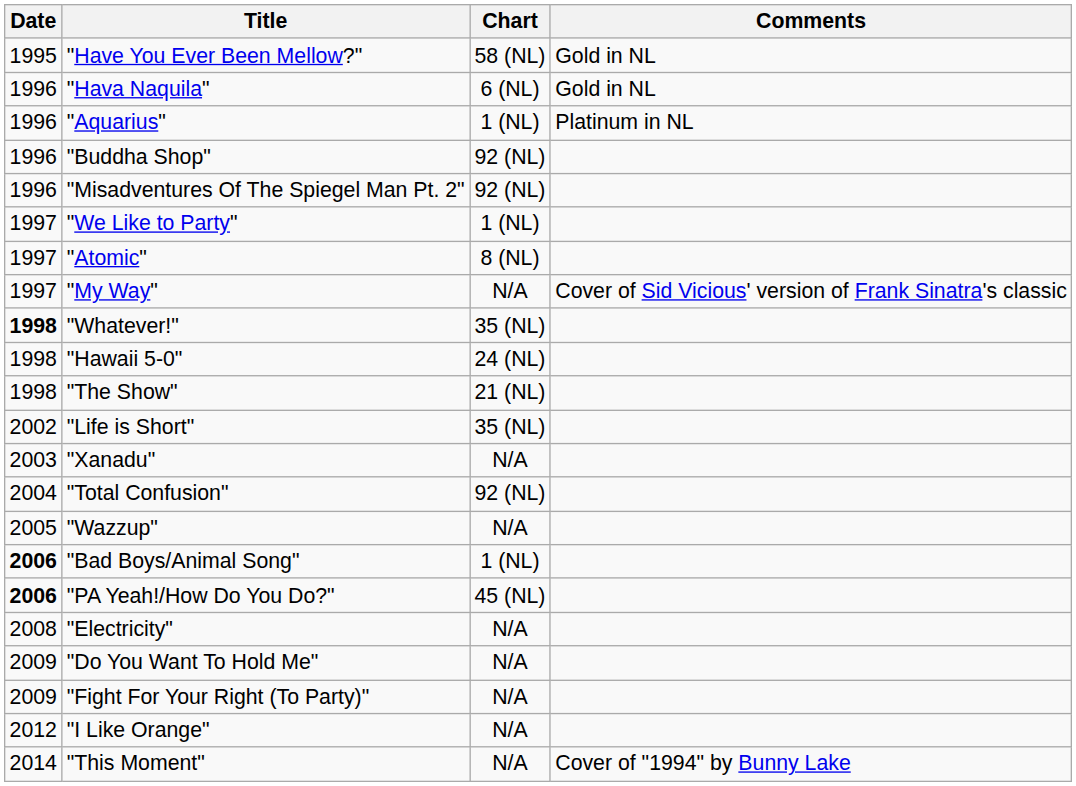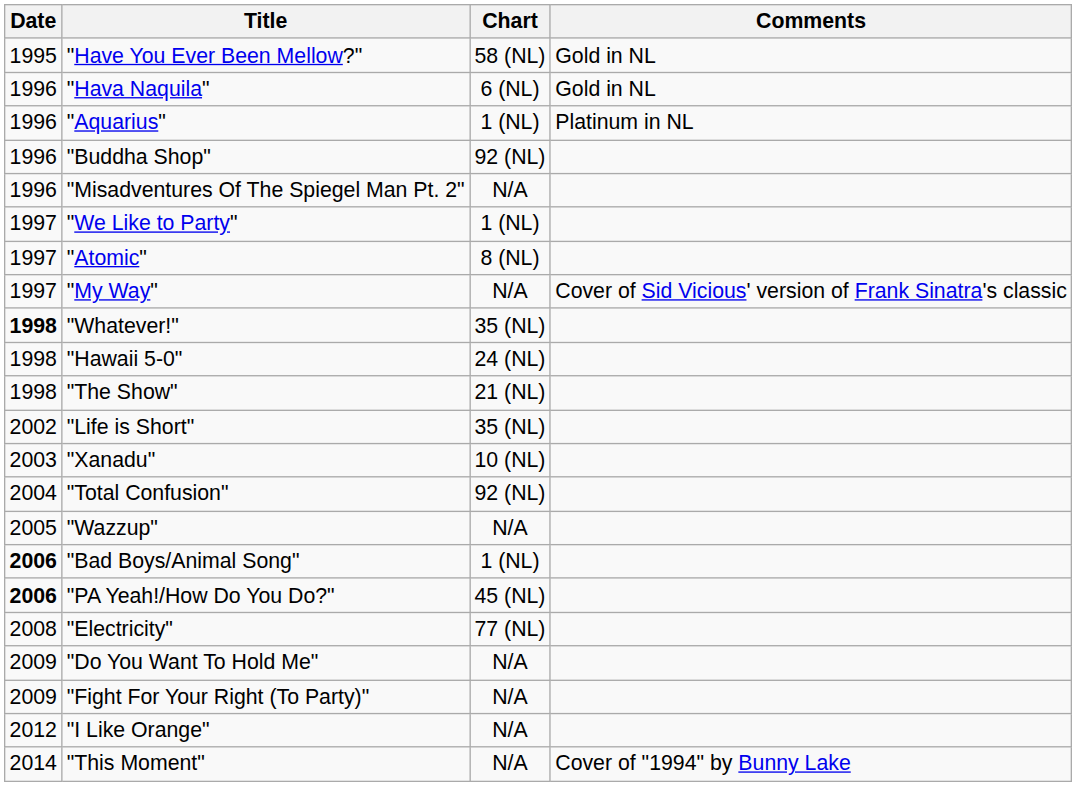(510, 190) 92 (NL) -> (510, 190) N/A
(510, 460) N/A -> (510, 460) 10 (NL)
(510, 628) N/A -> (510, 628) 77 (NL)
